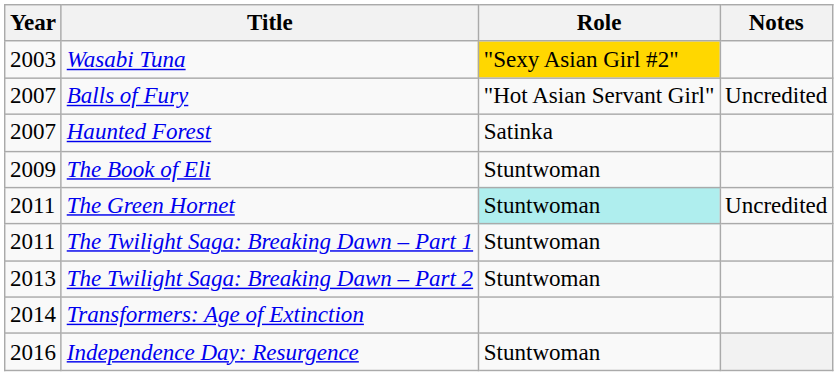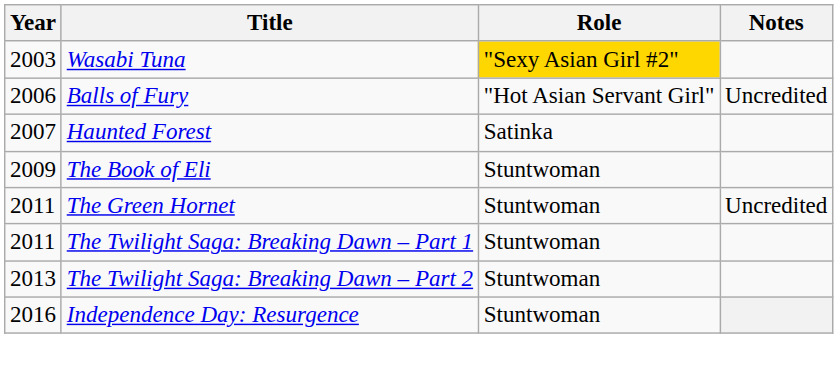(33, 95) 2007 -> (33, 95) 2006
(542, 205) paleturquoise background -> (542, 205) no background
- row: (215, 315)
